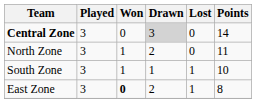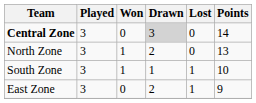(223, 51) 11 -> (223, 51) 13
(123, 88) bold -> (123, 88) normal
(220, 88) 8 -> (220, 88) 9
